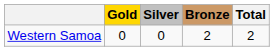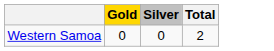- column: (207, 14)
